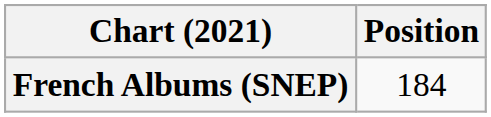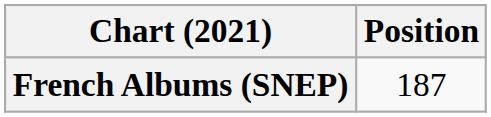(421, 84) 184 -> (421, 84) 187
